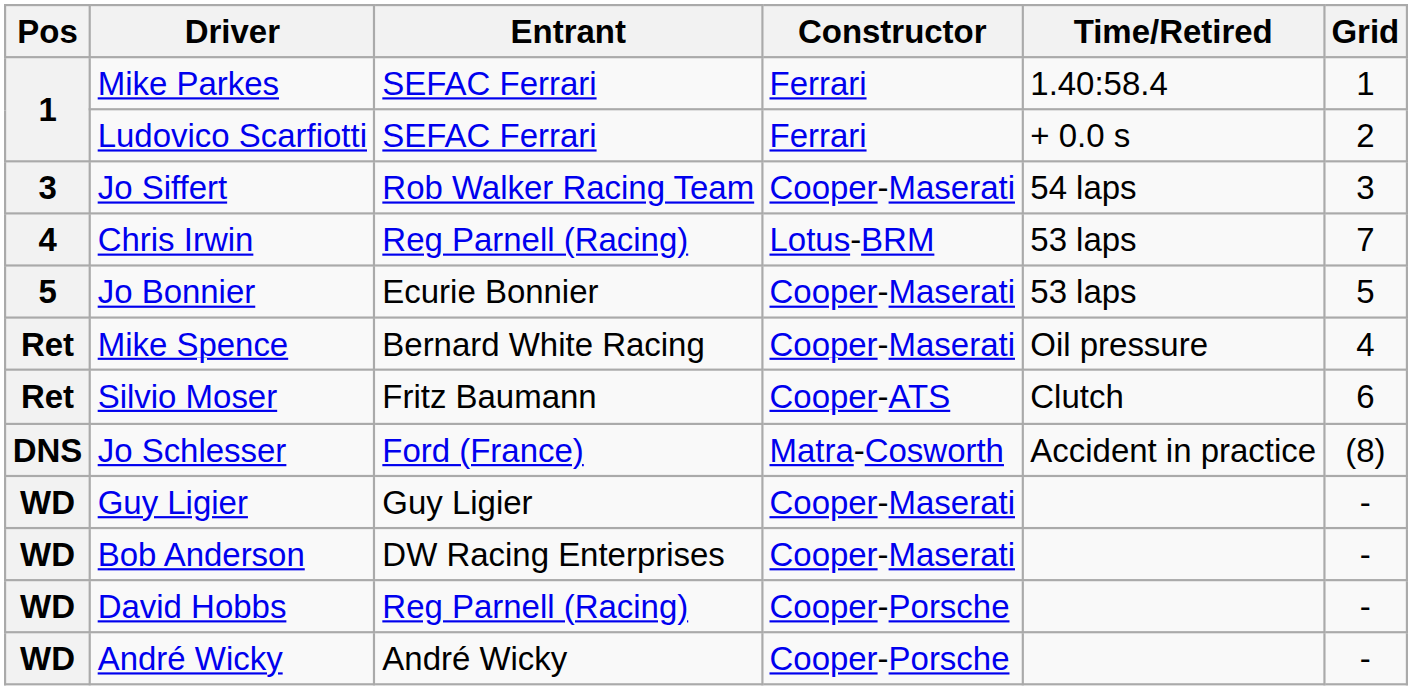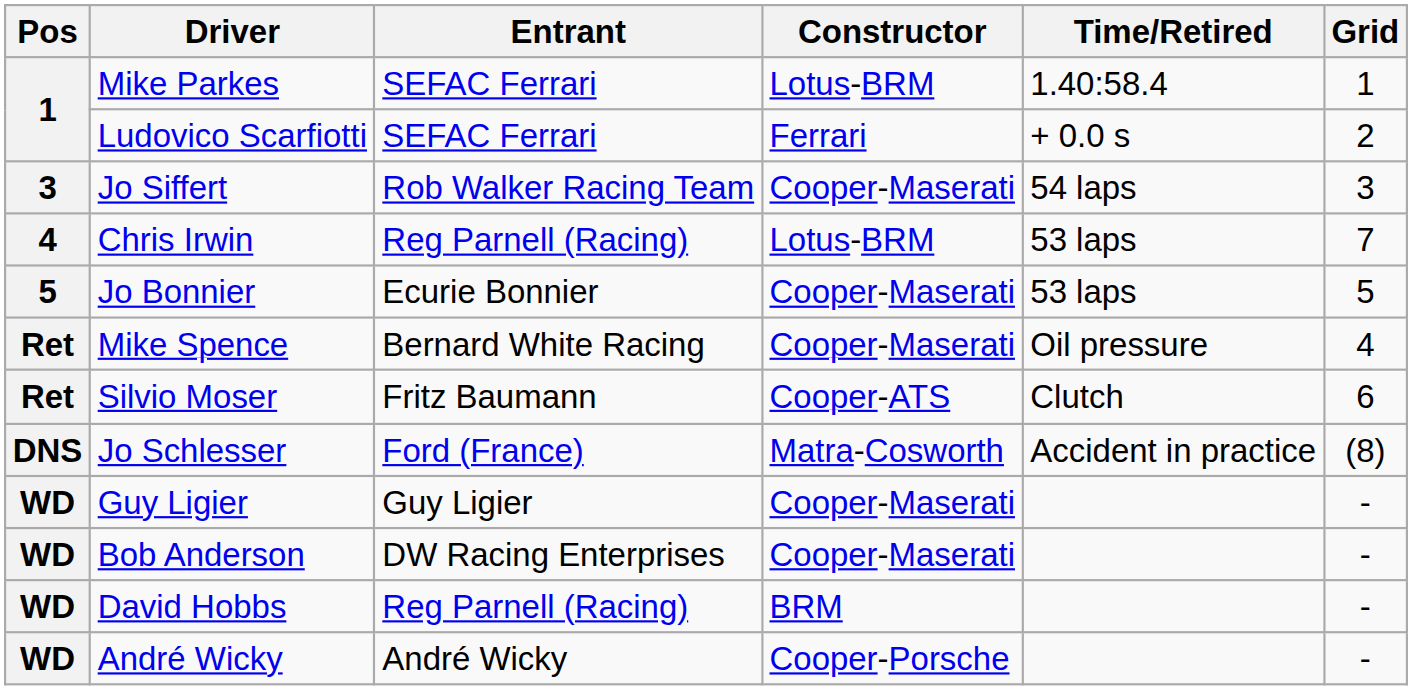(818, 84) Ferrari -> (852, 84) Lotus-BRM
(889, 606) Cooper-Porsche -> (806, 606) BRM
